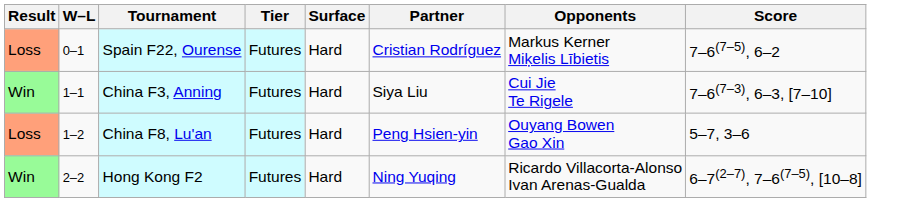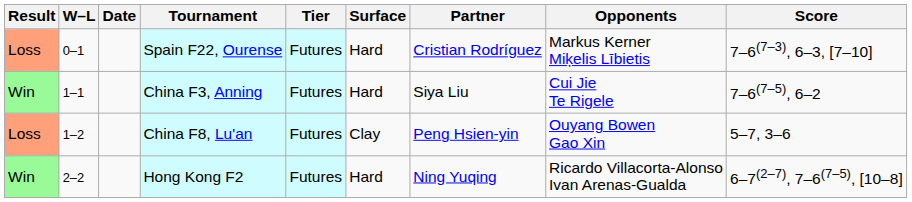+ column: (119, 16)
(735, 50) 7–6(7–5), 6–2 -> (801, 50) 7–6(7–3), 6–3, [7–10]
(761, 92) 7–6(7–3), 6–3, [7–10] -> (775, 92) 7–6(7–5), 6–2
(325, 134) Hard -> (365, 134) Clay
